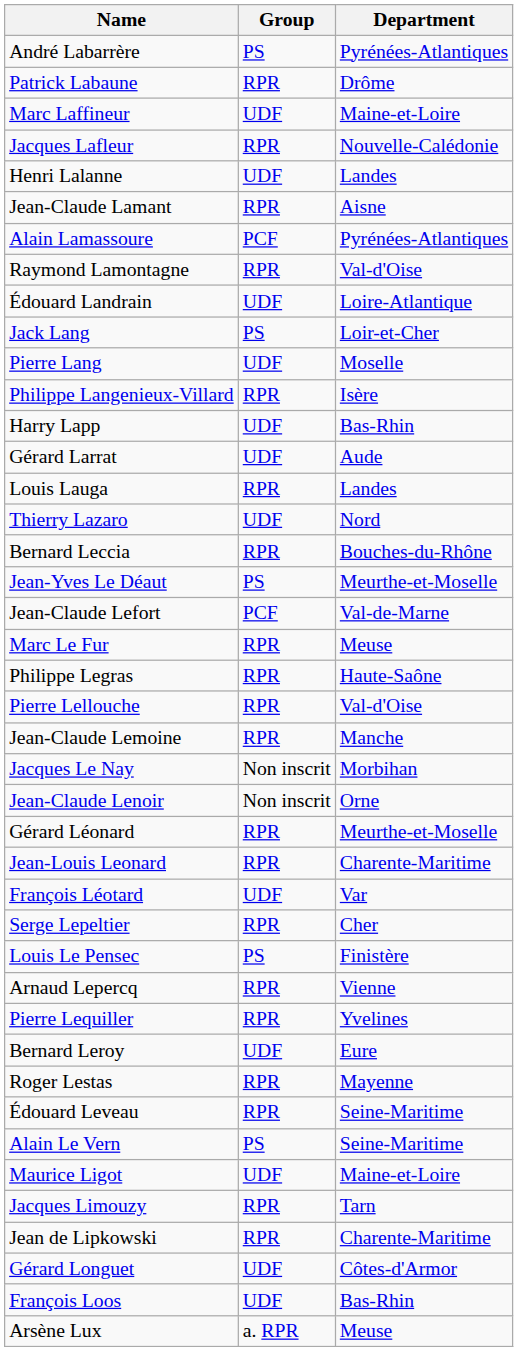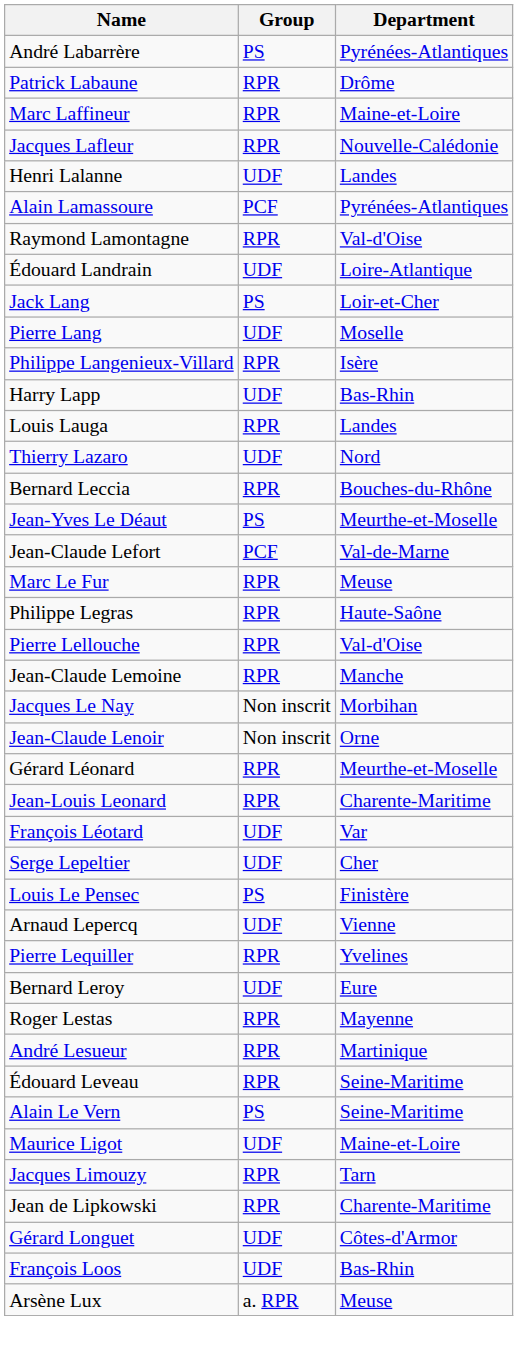(262, 113) UDF -> (261, 113) RPR
- row: (90, 207)
- row: (63, 457)
(261, 925) RPR -> (262, 862) UDF
(261, 987) RPR -> (262, 925) UDF
+ row: (68, 1050)
